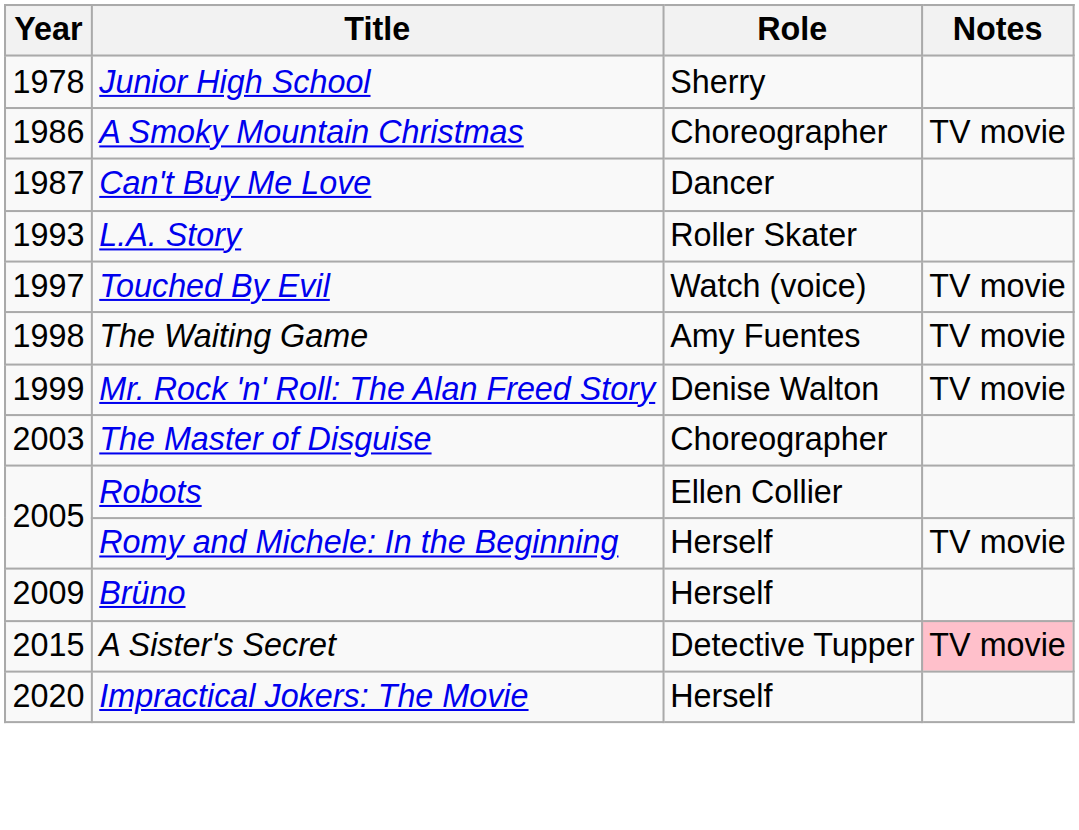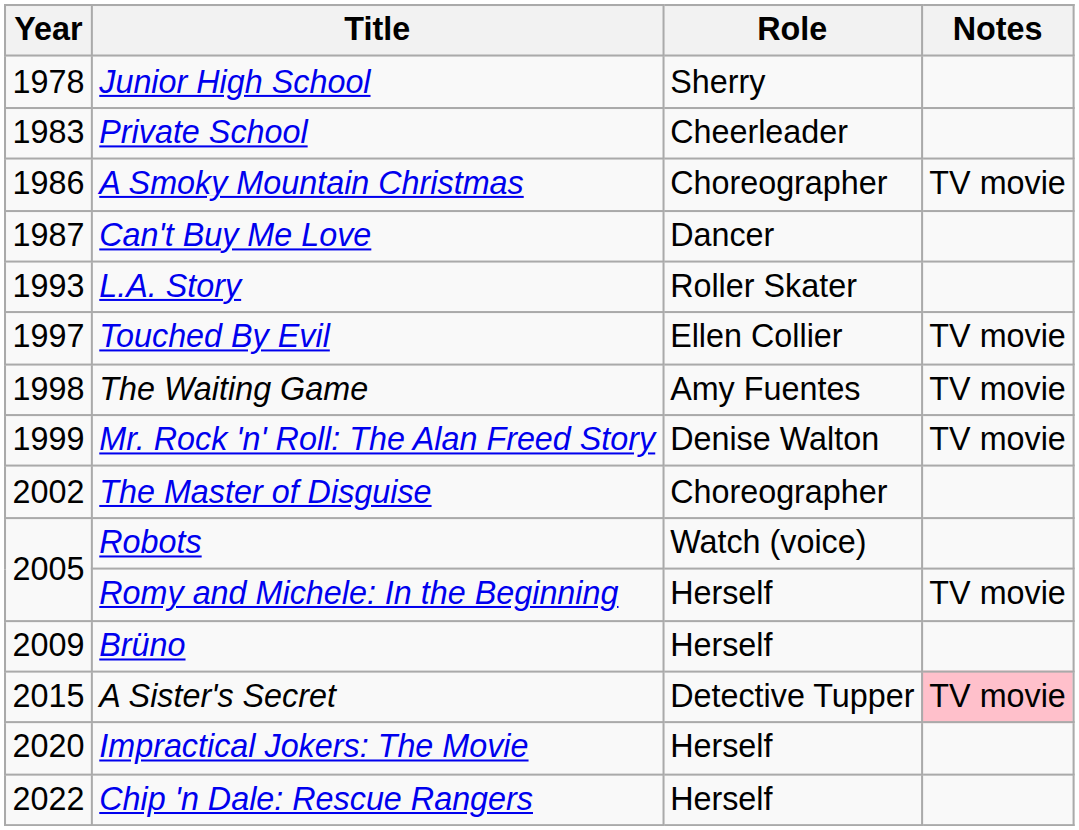+ row: (203, 132)
(768, 286) Watch (voice) -> (756, 337) Ellen Collier
(48, 440) 2003 -> (48, 491) 2002
(756, 491) Ellen Collier -> (768, 542) Watch (voice)
+ row: (316, 798)
